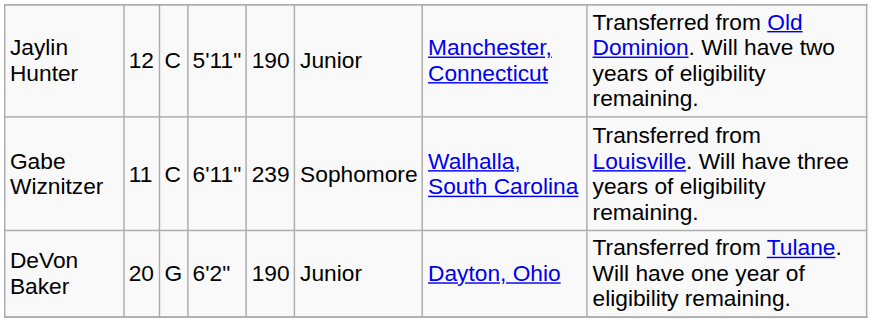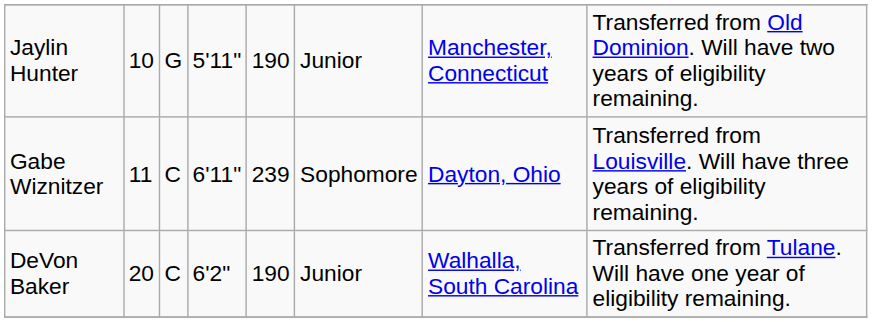(141, 60) 12 -> (141, 60) 10
(173, 60) C -> (173, 60) G
(503, 173) Walhalla, South Carolina -> (494, 173) Dayton, Ohio
(173, 273) G -> (173, 273) C
(494, 273) Dayton, Ohio -> (503, 273) Walhalla, South Carolina
